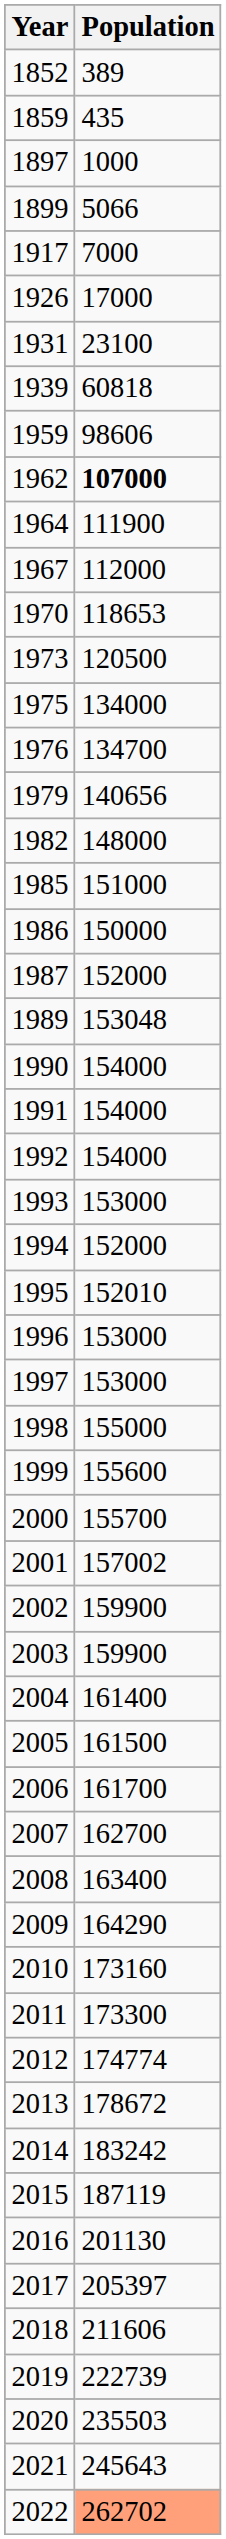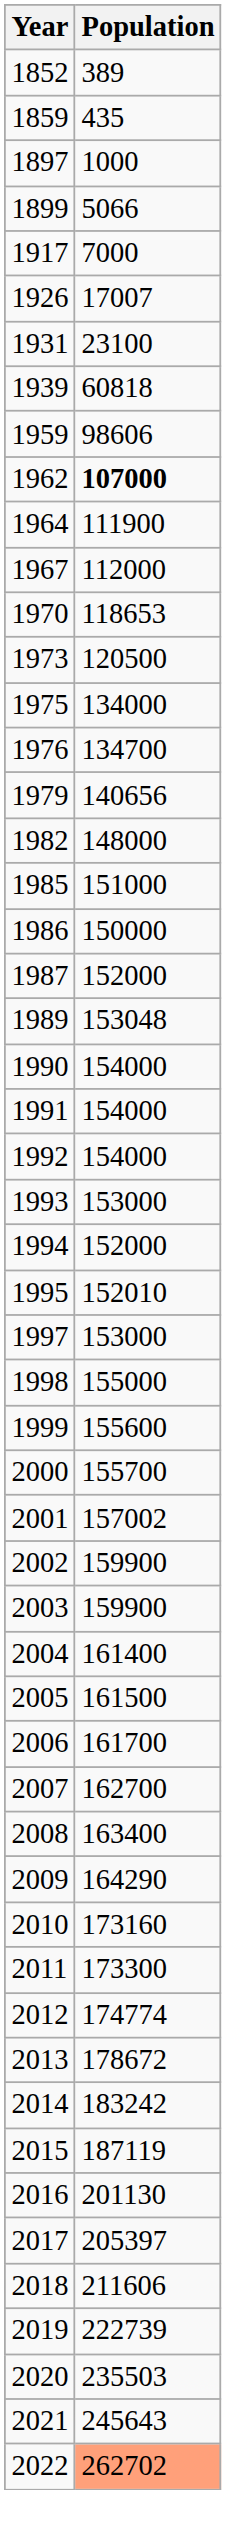(117, 298) 17000 -> (117, 298) 17007
- row: (40, 1336)
